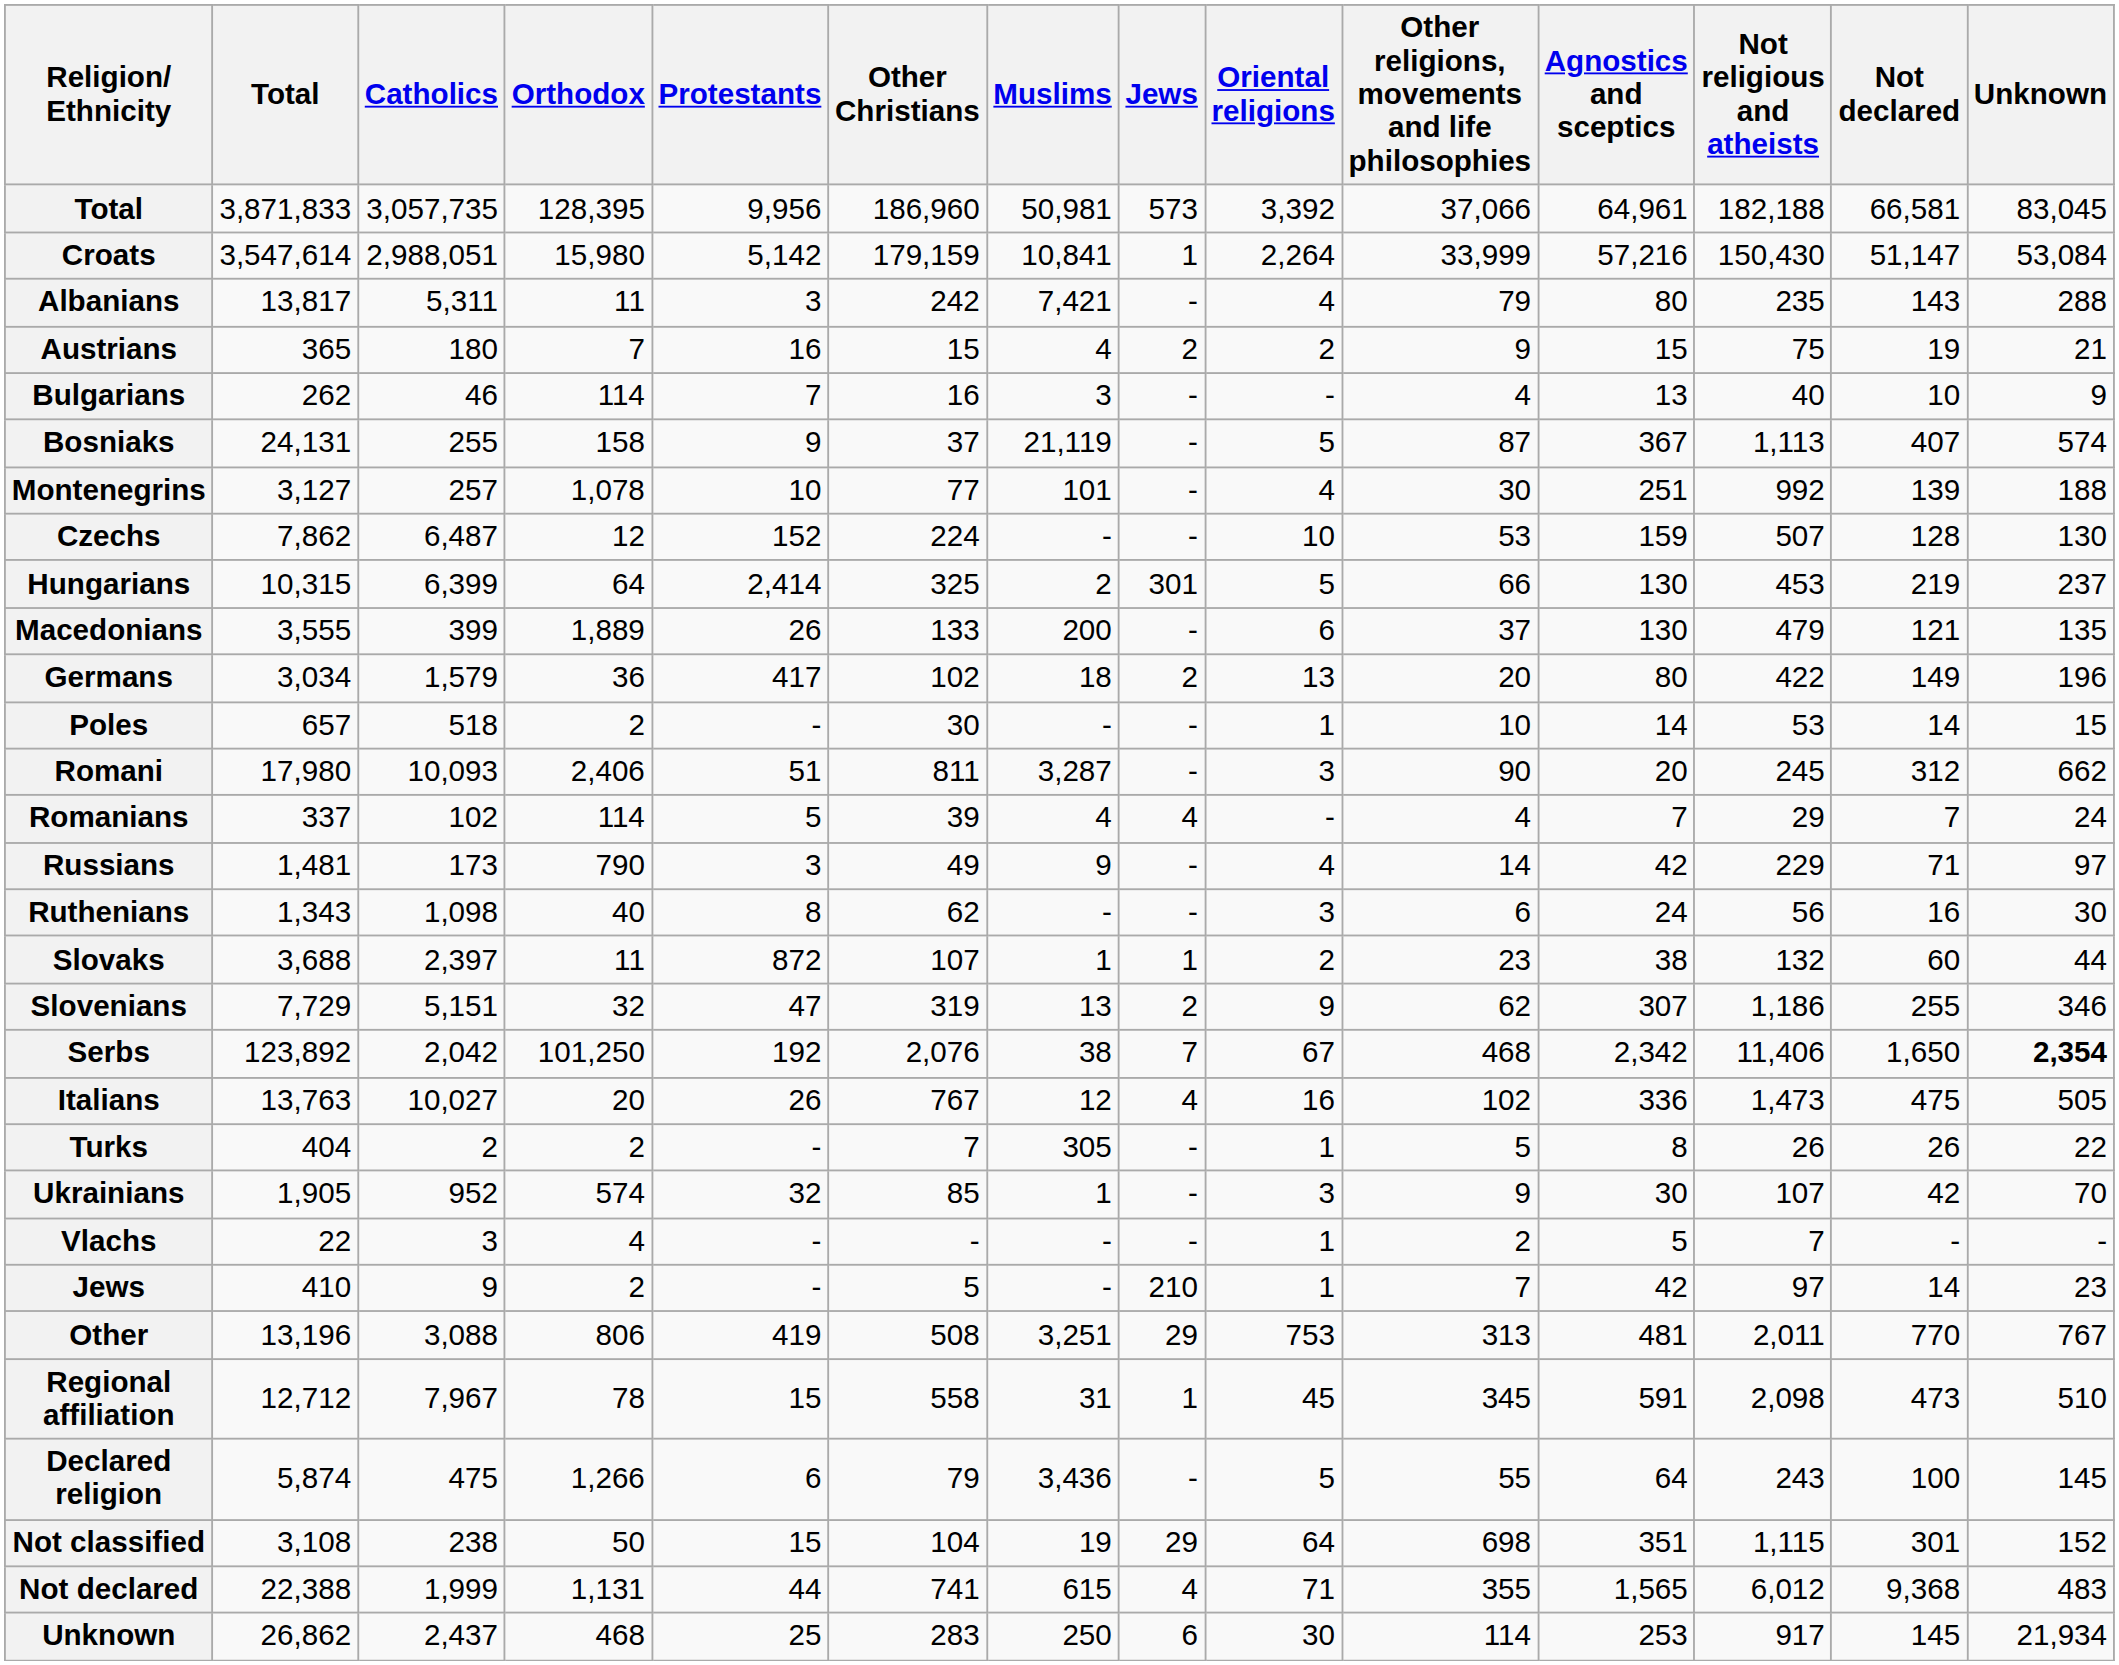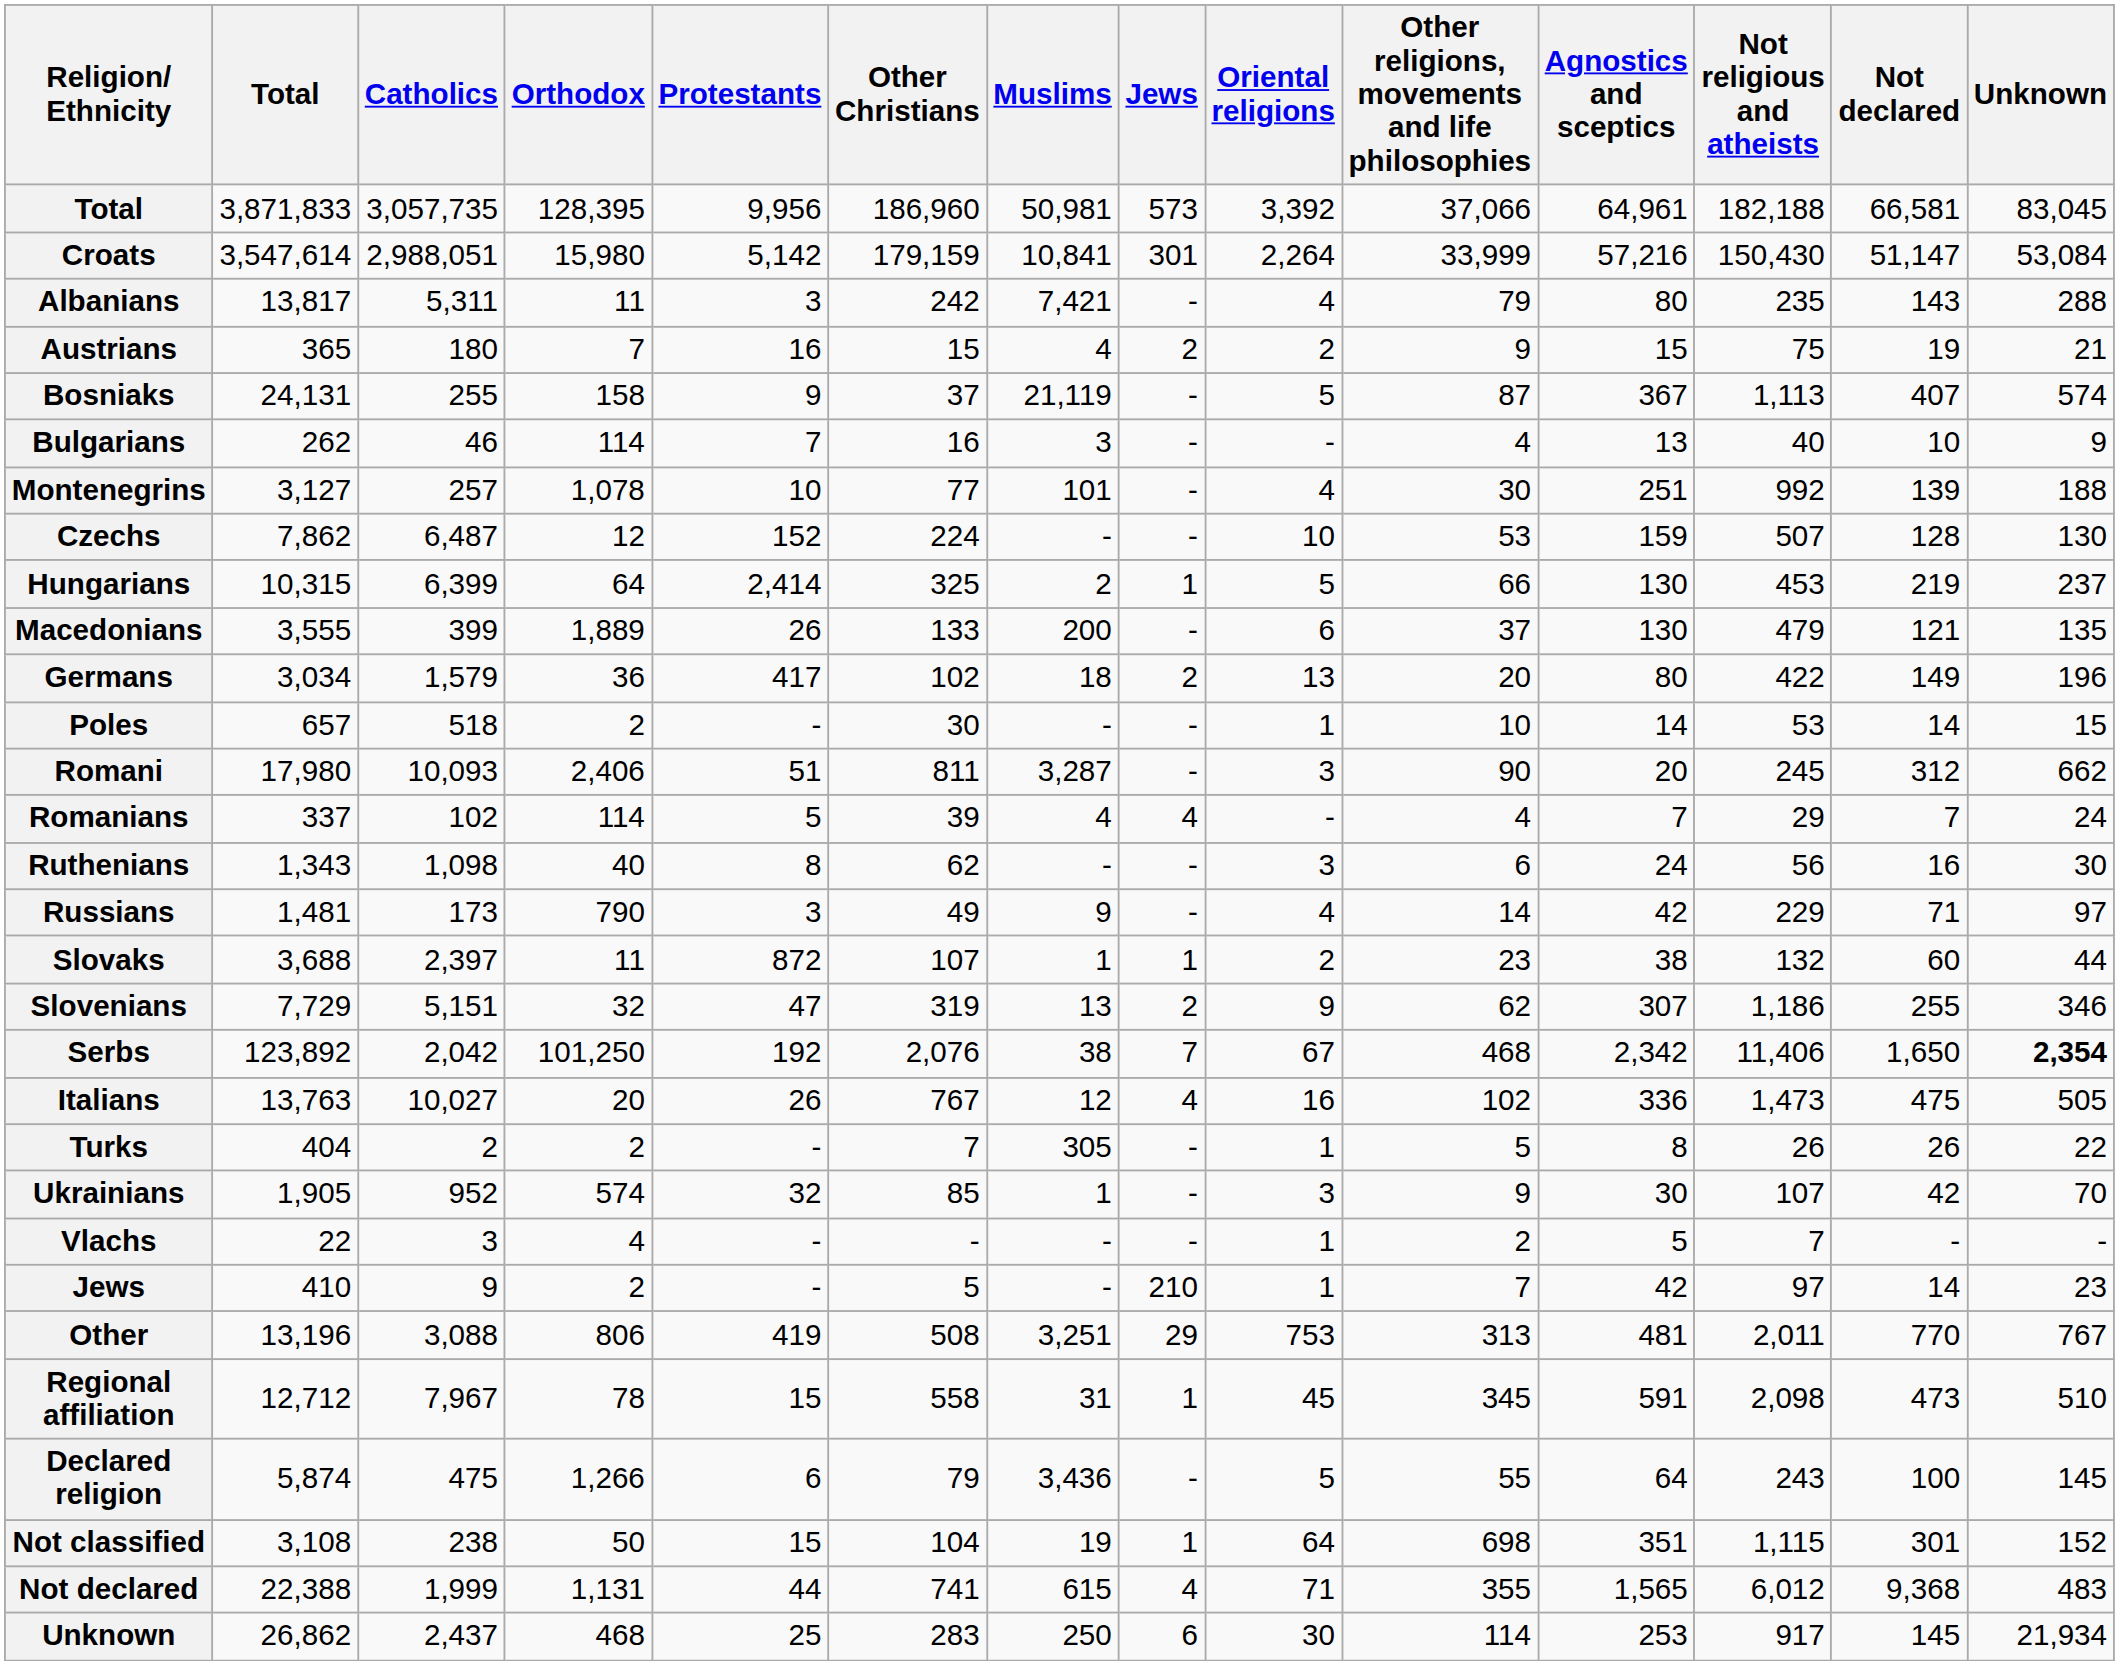(1190, 255) 1 -> (1173, 255) 301
rows swapped: (109, 442) <-> (109, 395)
(1173, 583) 301 -> (1190, 583) 1
rows swapped: (109, 865) <-> (109, 912)
(1181, 1542) 29 -> (1190, 1542) 1
